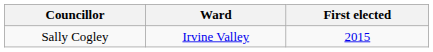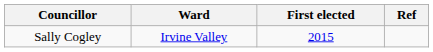+ column: (407, 15)
